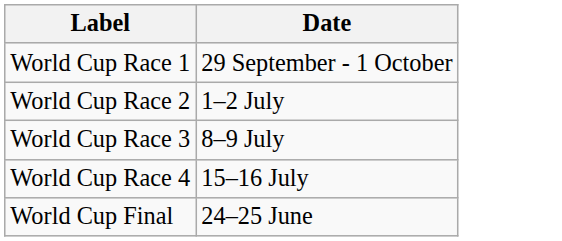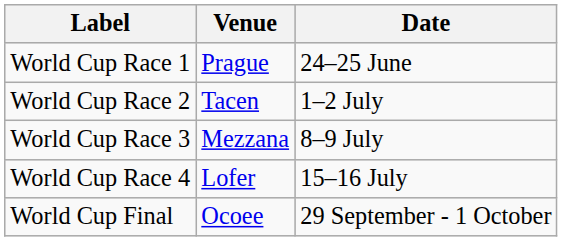+ column: (245, 23)
(327, 62) 29 September - 1 October -> (356, 62) 24–25 June
(257, 216) 24–25 June -> (426, 216) 29 September - 1 October
